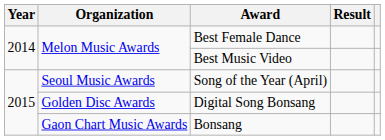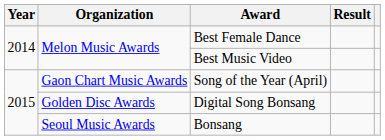(98, 80) Seoul Music Awards -> (114, 80) Gaon Chart Music Awards
(114, 124) Gaon Chart Music Awards -> (98, 124) Seoul Music Awards
